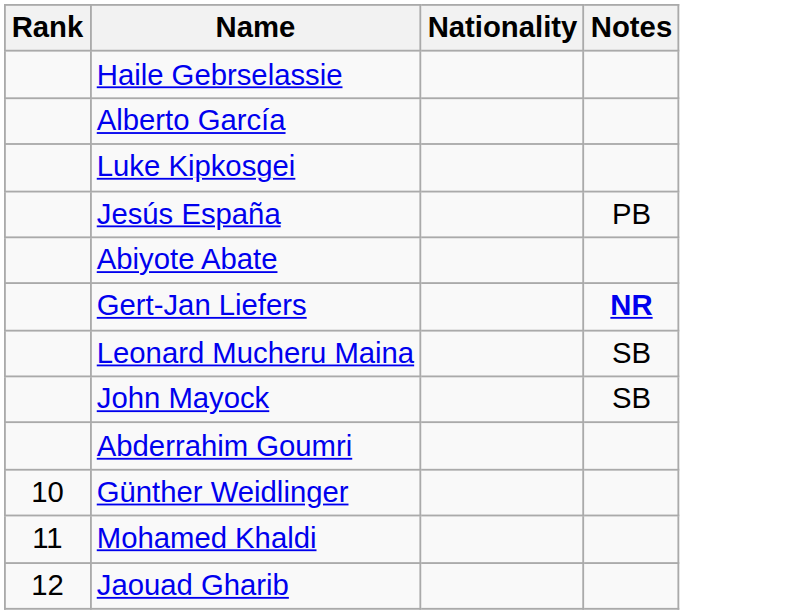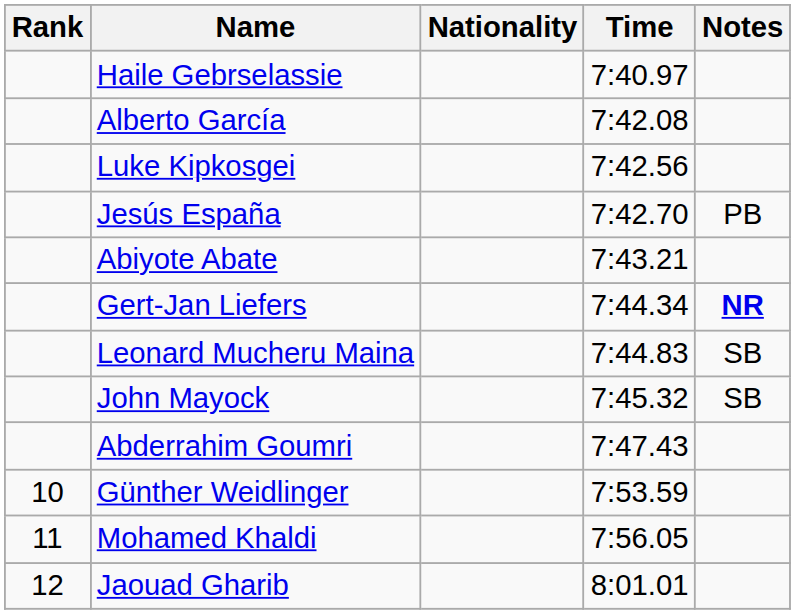+ column: (640, 27)
